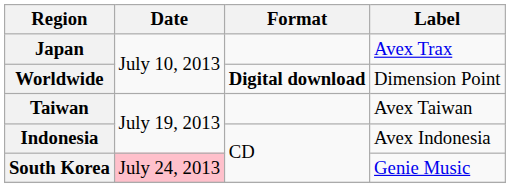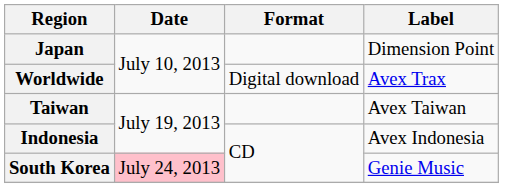(413, 49) Avex Trax -> (431, 49) Dimension Point
(297, 78) bold -> (294, 78) normal
(437, 78) Dimension Point -> (407, 78) Avex Trax
